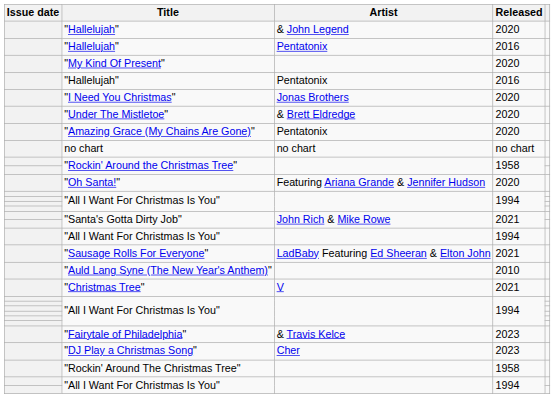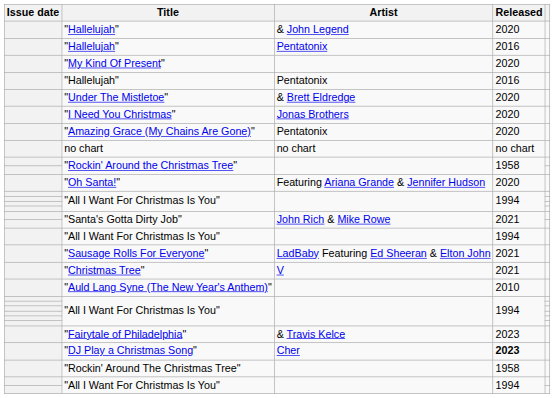rows swapped: (116, 115) <-> (120, 98)
rows swapped: (104, 287) <-> (168, 270)
(507, 351) normal -> (507, 351) bold
